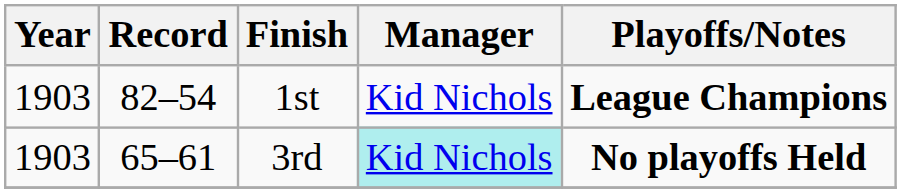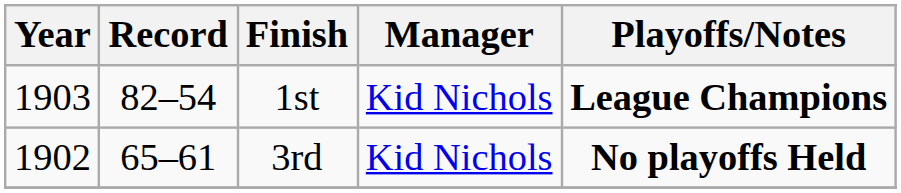(52, 156) 1903 -> (52, 156) 1902
(459, 156) paleturquoise background -> (459, 156) no background
